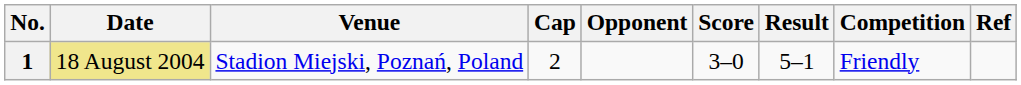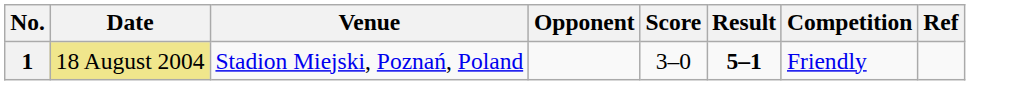- column: (555, 23)
(797, 60) normal -> (744, 60) bold
